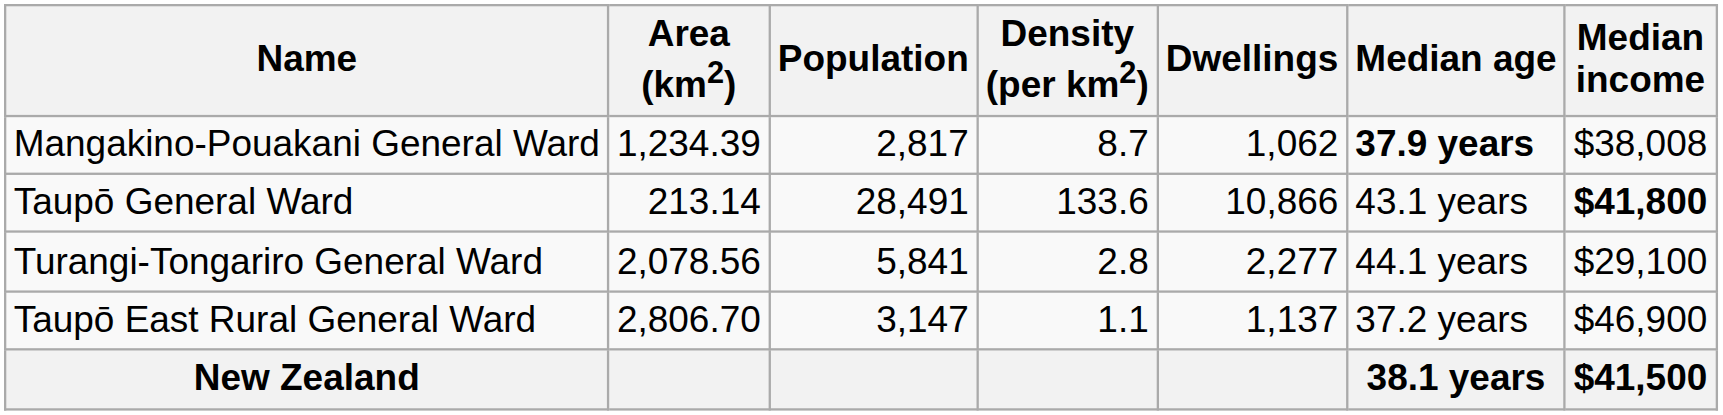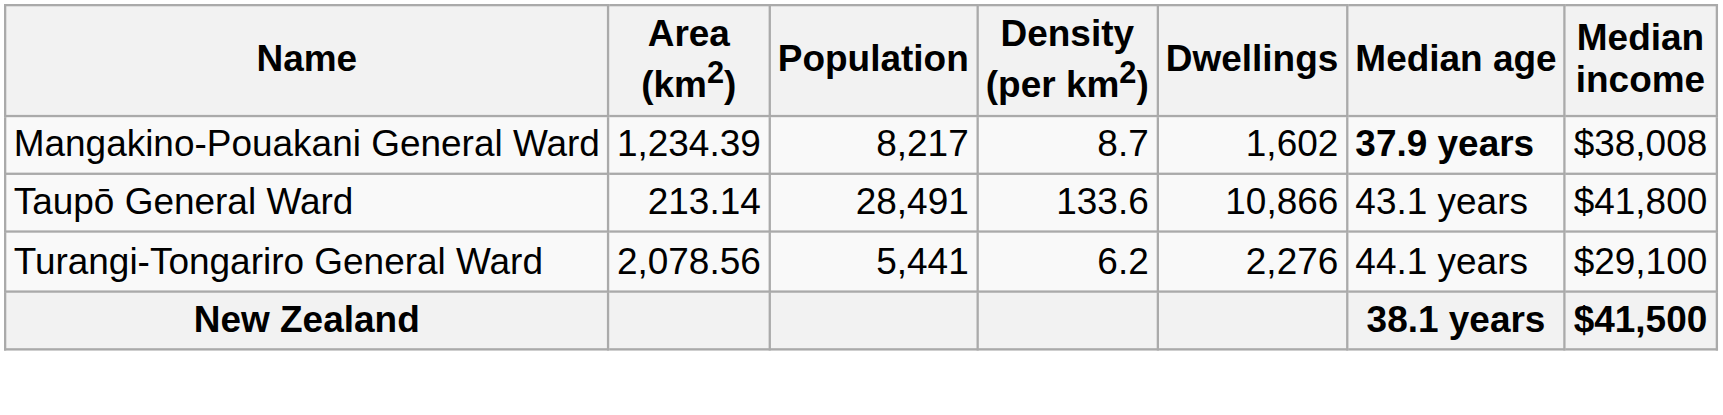(922, 144) 2,817 -> (922, 144) 8,217
(1292, 144) 1,062 -> (1292, 144) 1,602
(1640, 202) bold -> (1640, 202) normal
(922, 261) 5,841 -> (922, 261) 5,441
(1123, 261) 2.8 -> (1123, 261) 6.2
(1292, 261) 2,277 -> (1292, 261) 2,276
- row: (275, 319)
